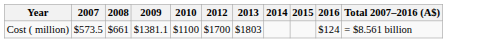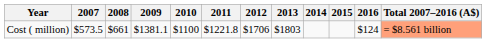+ column: (221, 12)
(217, 29) $1700 -> (256, 29) $1706
(378, 29) no background -> (417, 29) lightsalmon background
